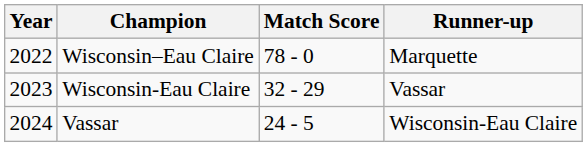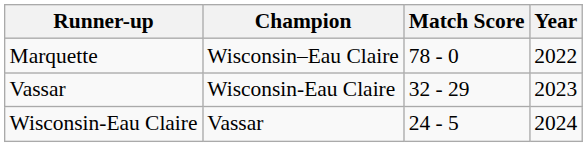columns swapped: (31, 21) <-> (483, 21)
